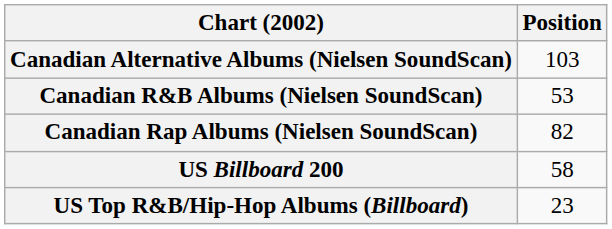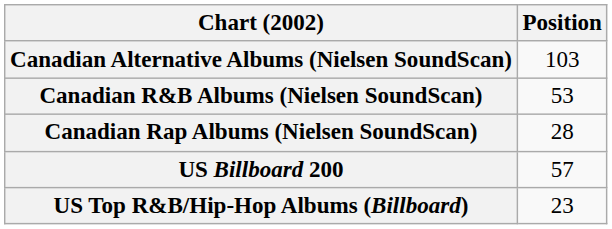(562, 132) 82 -> (562, 132) 28
(562, 168) 58 -> (562, 168) 57
